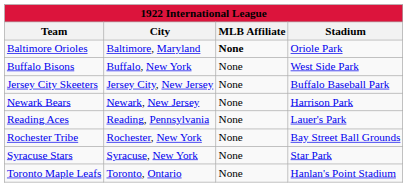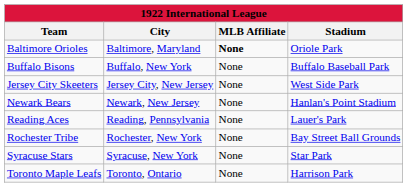(325, 66) West Side Park -> (340, 66) Buffalo Baseball Park
(340, 84) Buffalo Baseball Park -> (325, 84) West Side Park
(322, 102) Harrison Park -> (343, 102) Hanlan's Point Stadium
(343, 173) Hanlan's Point Stadium -> (322, 173) Harrison Park
